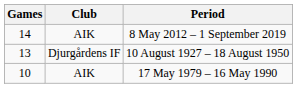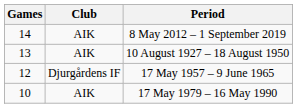(84, 54) Djurgårdens IF -> (84, 54) AIK
+ row: (208, 73)
